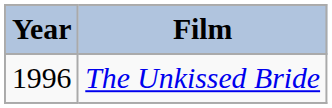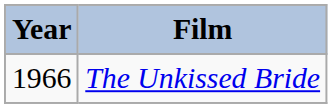(42, 78) 1996 -> (42, 78) 1966
